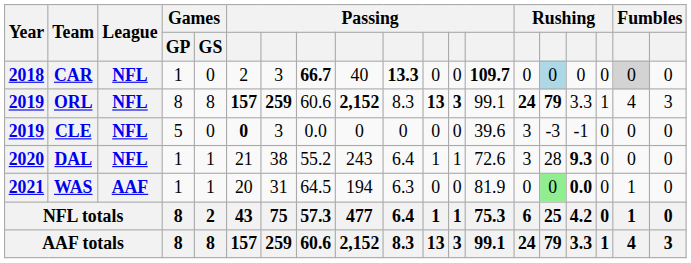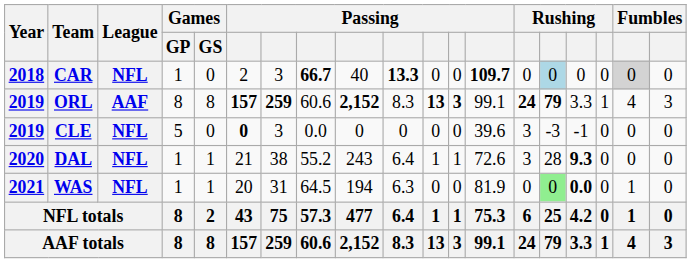(130, 103) NFL -> (130, 103) AAF
(130, 187) AAF -> (130, 187) NFL
